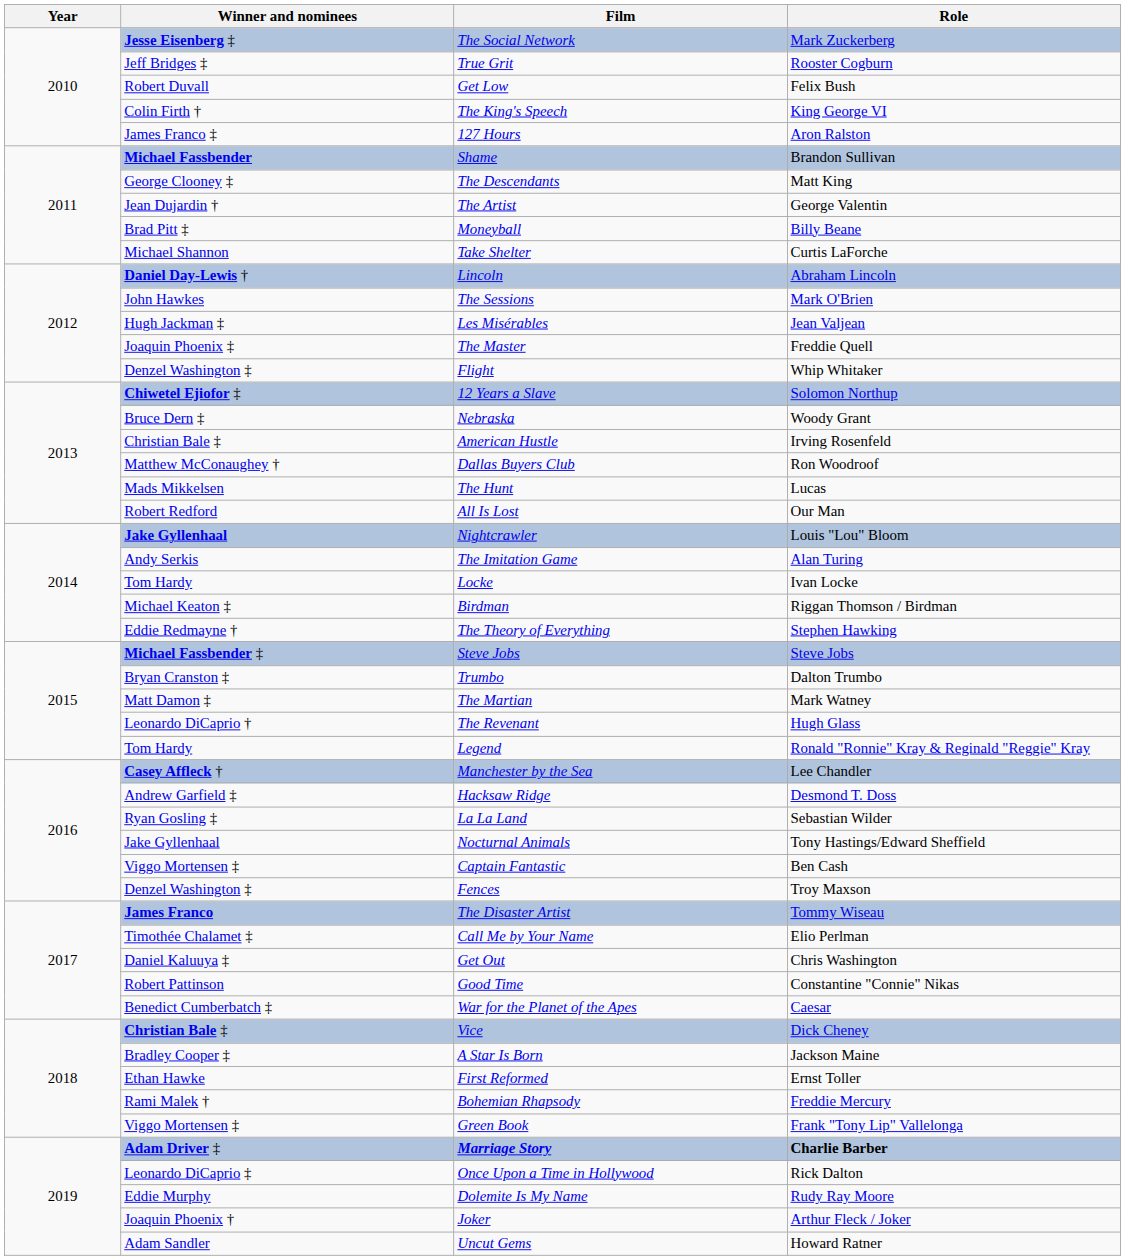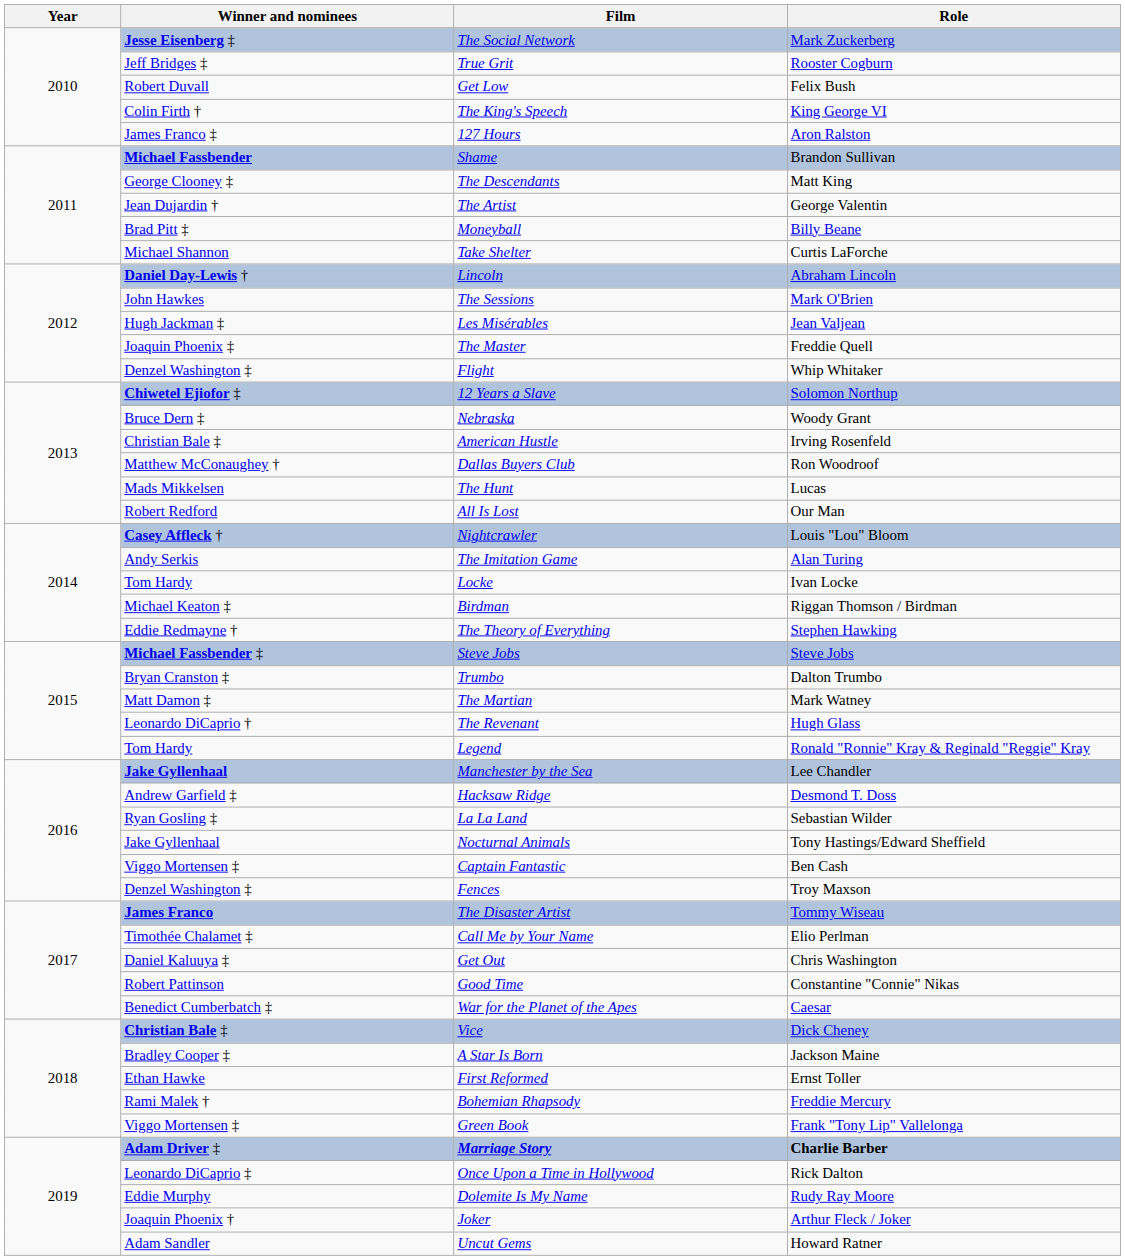(176, 535) Jake Gyllenhaal -> (173, 535) Casey Affleck †
(173, 771) Casey Affleck † -> (176, 771) Jake Gyllenhaal
